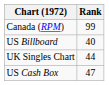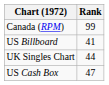(90, 42) 40 -> (90, 42) 41
